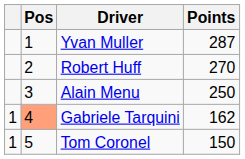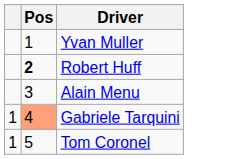- column: (211, 17)
(29, 67) normal -> (29, 67) bold
